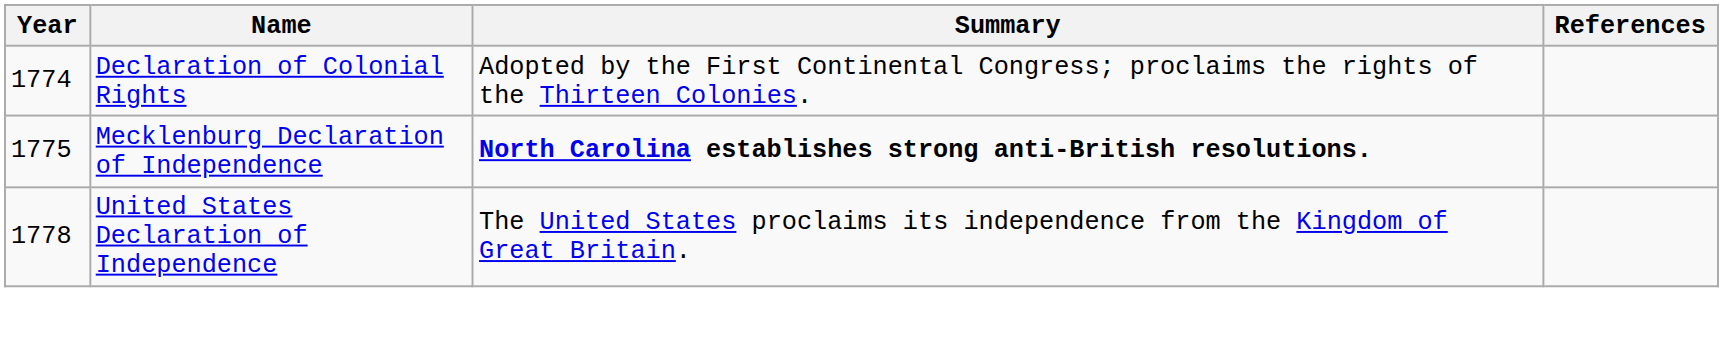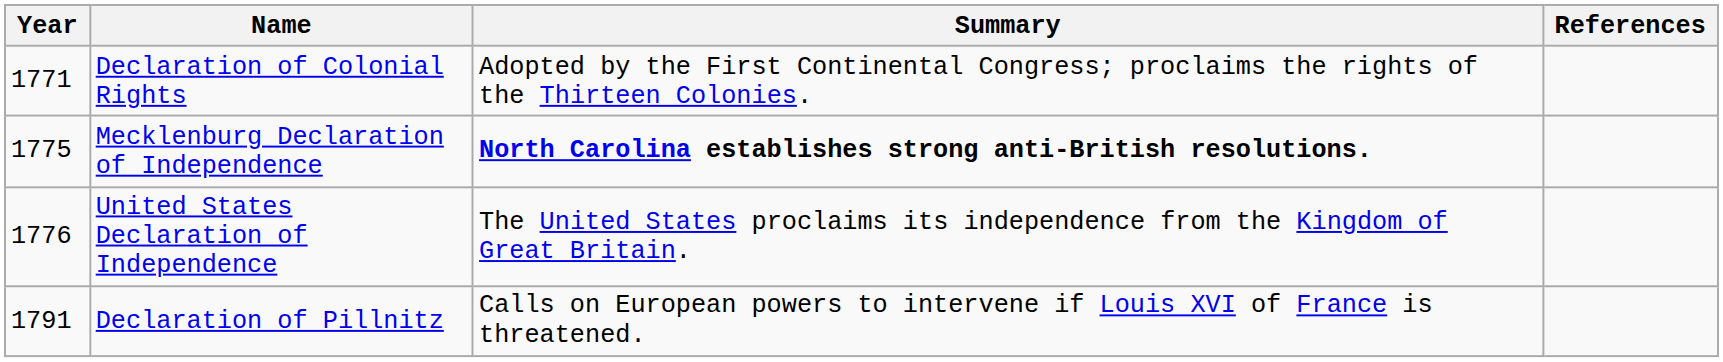(41, 81) 1774 -> (41, 81) 1771
(41, 236) 1778 -> (41, 236) 1776
+ row: (270, 321)
